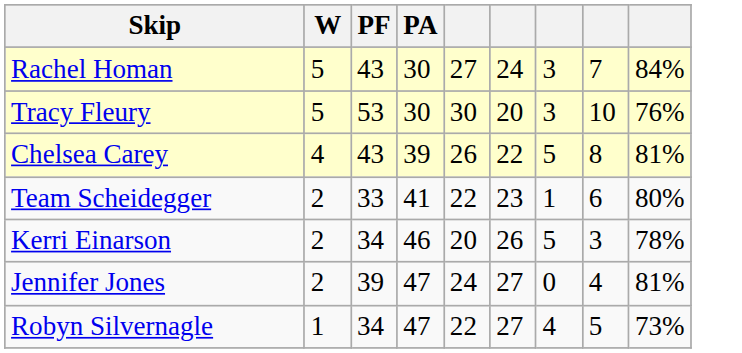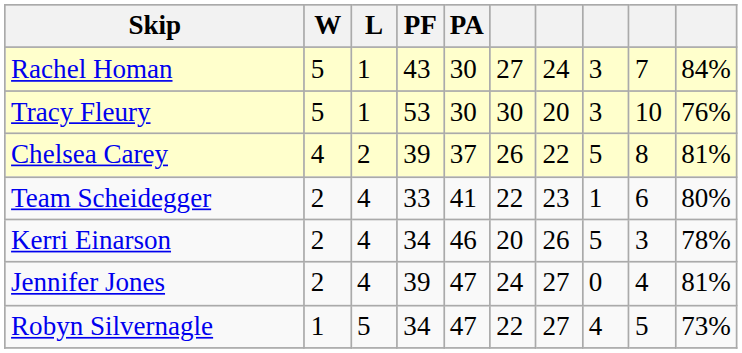+ column: (374, 25)
(371, 154) 43 -> (417, 154) 39
(417, 154) 39 -> (463, 154) 37
